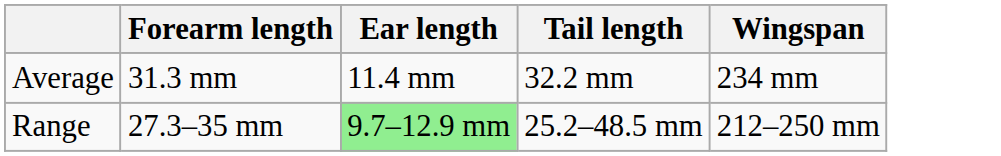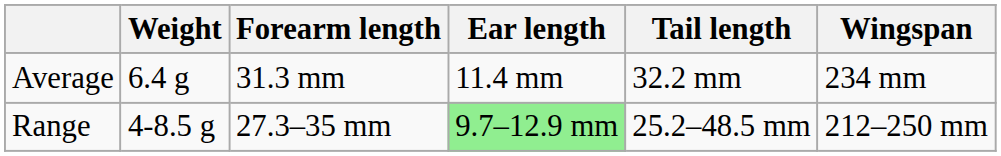+ column: (175, 28)
